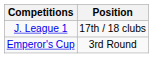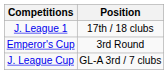+ row: (41, 61)
